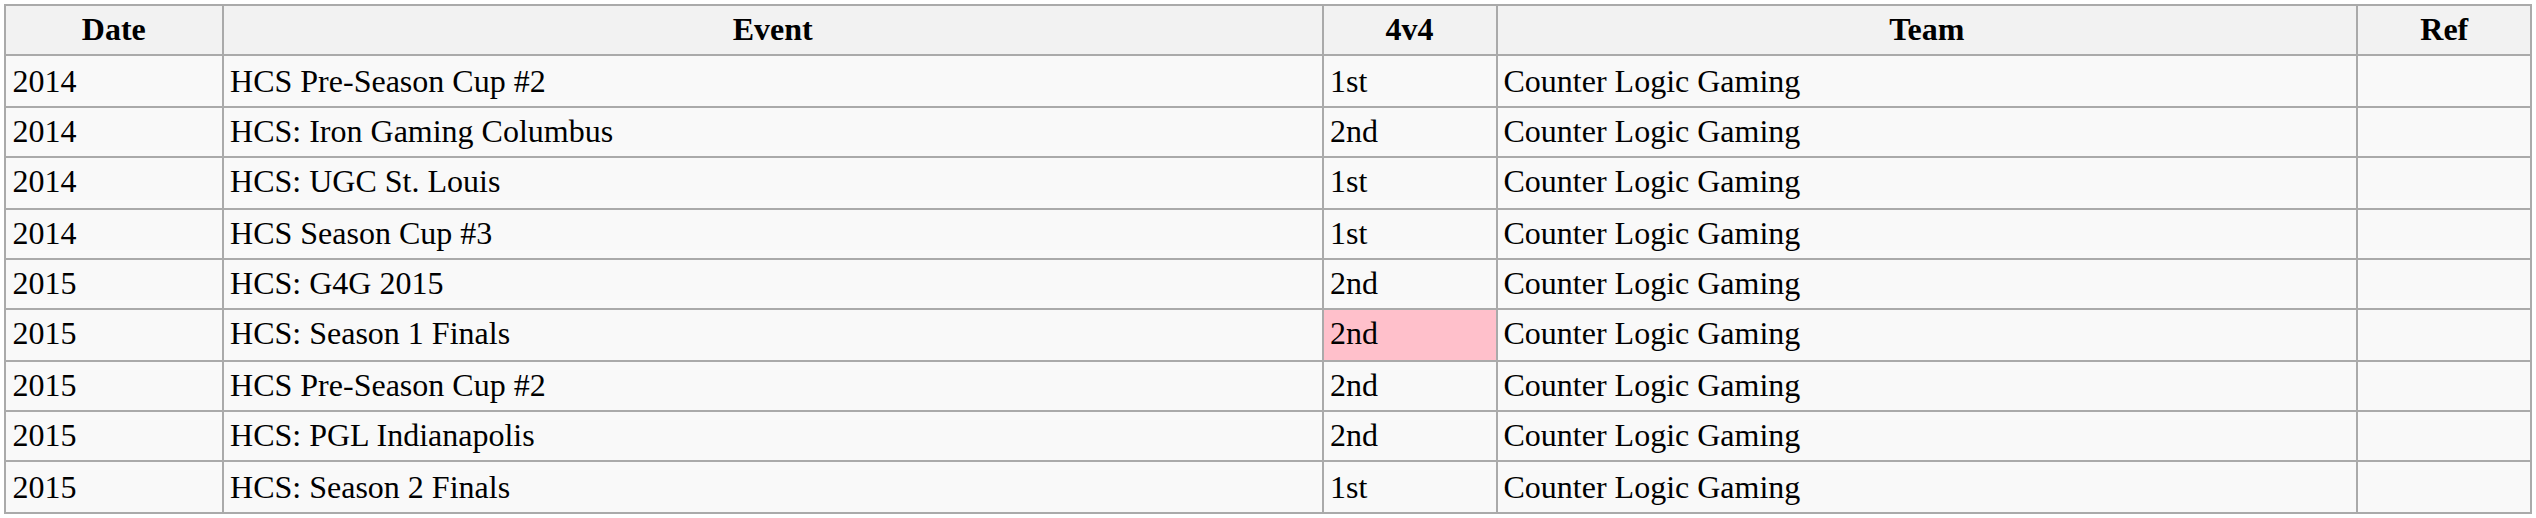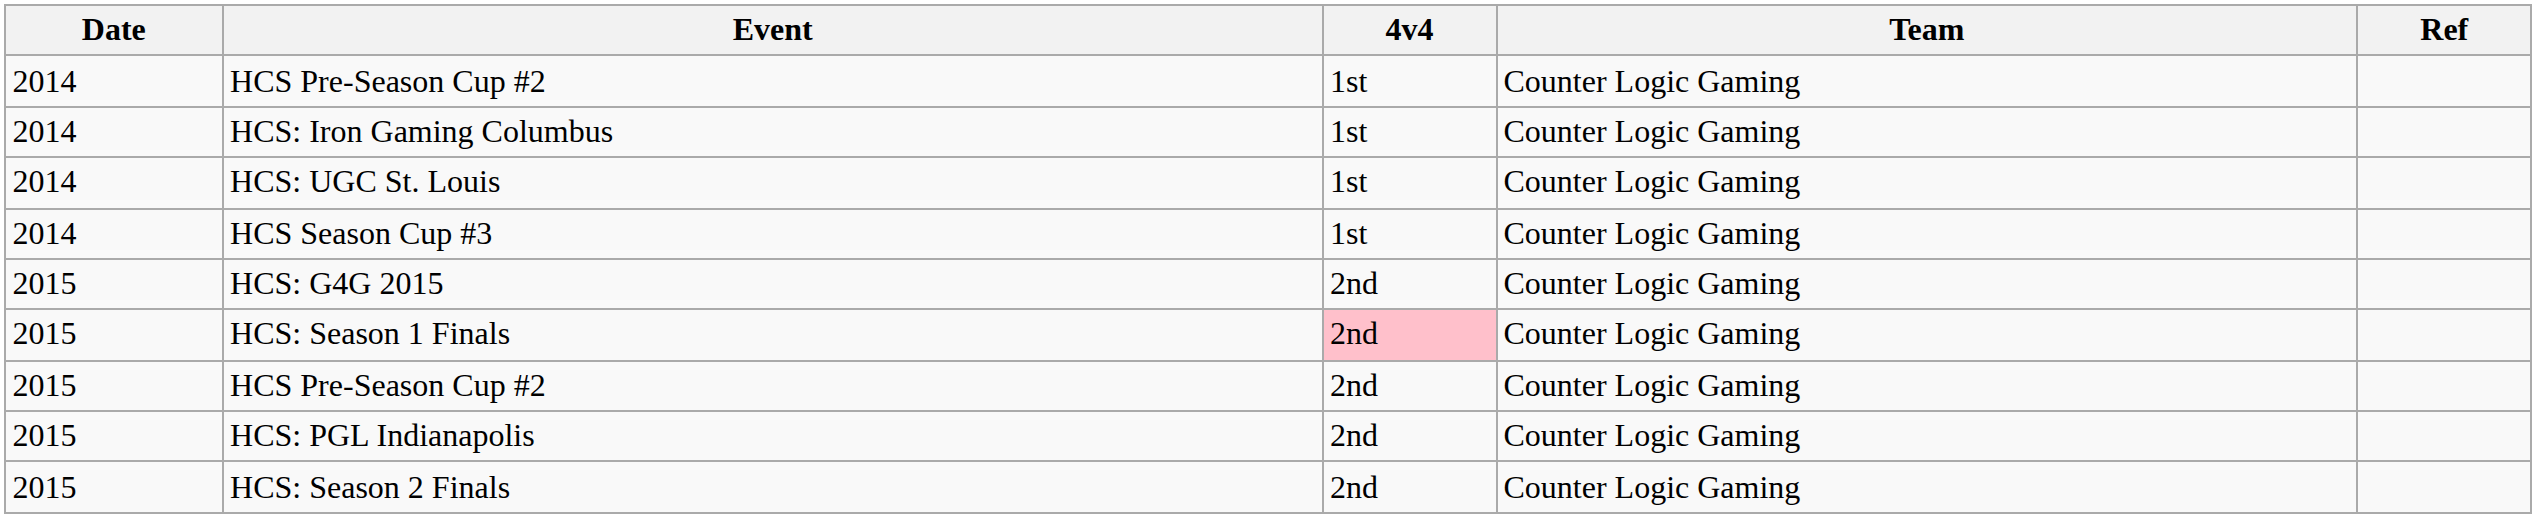(1354, 131) 2nd -> (1349, 131) 1st
(1349, 486) 1st -> (1354, 486) 2nd
